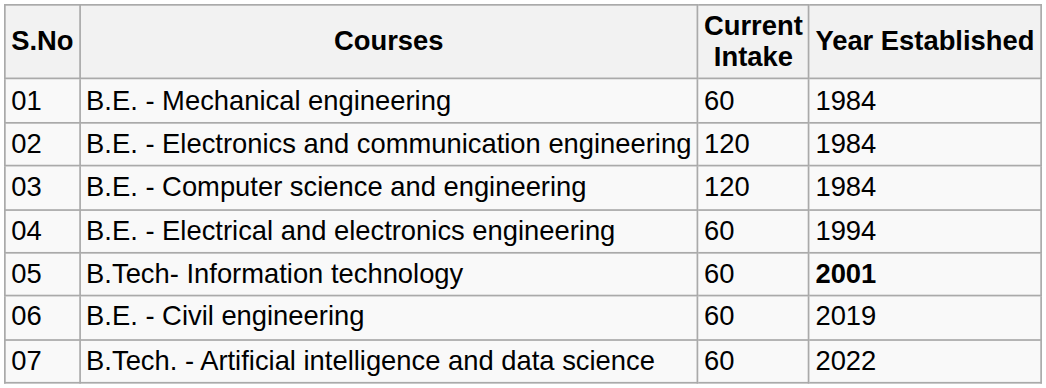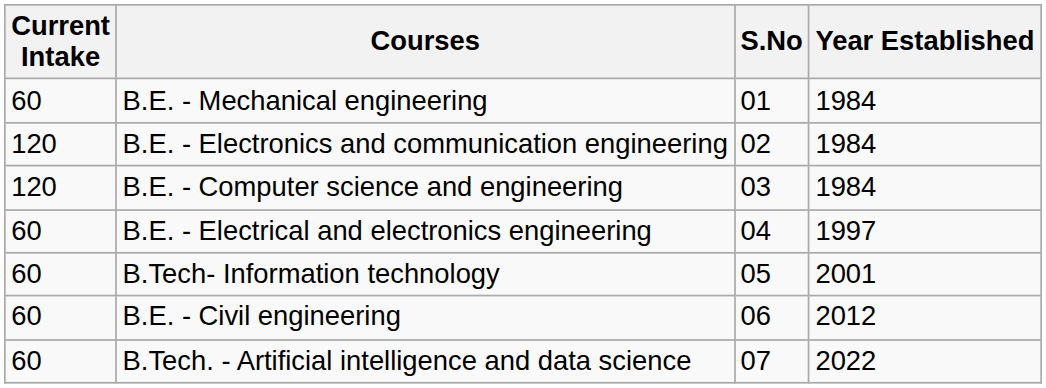columns swapped: (42, 41) <-> (753, 41)
(846, 230) 1994 -> (846, 230) 1997
(846, 273) bold -> (846, 273) normal
(846, 317) 2019 -> (846, 317) 2012
